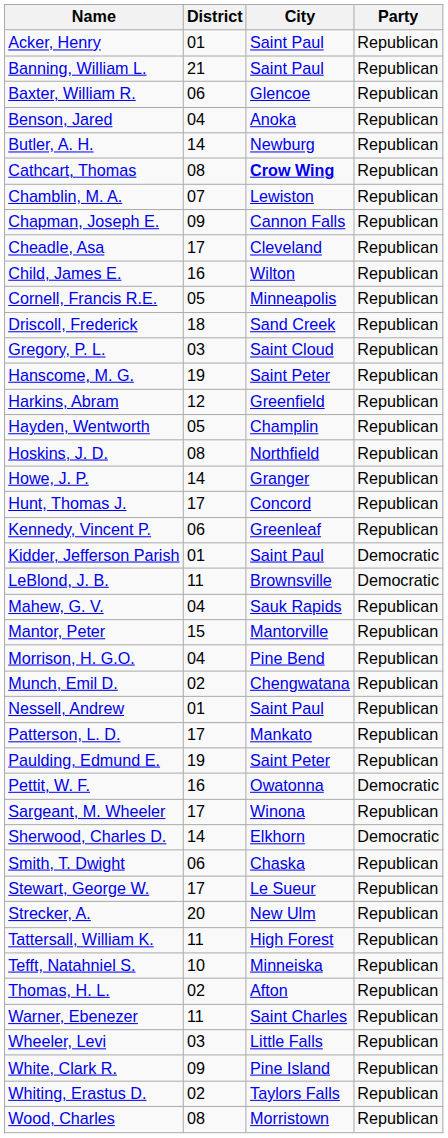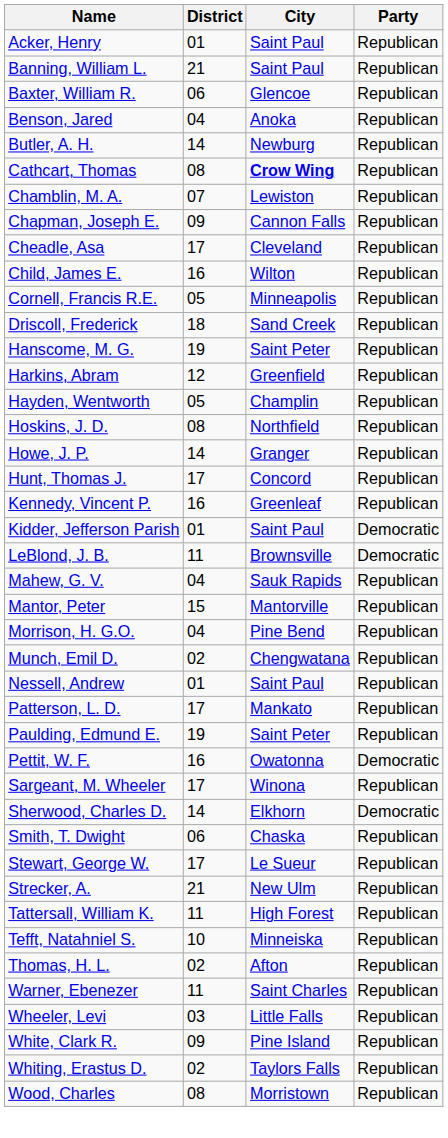- row: (57, 350)
(196, 529) 06 -> (196, 504) 16
(196, 914) 20 -> (196, 888) 21
